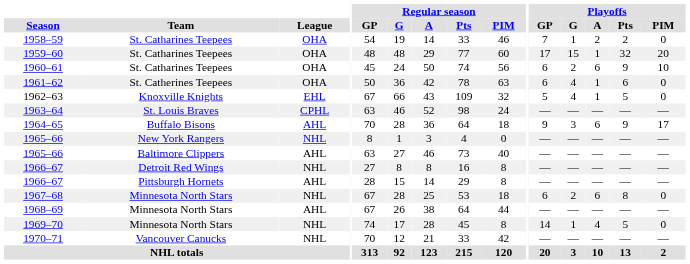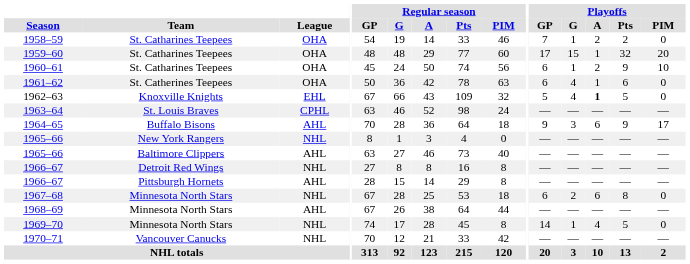(573, 68) 2 -> (573, 68) 1
(597, 68) 6 -> (597, 68) 2
(597, 96) normal -> (597, 96) bold
